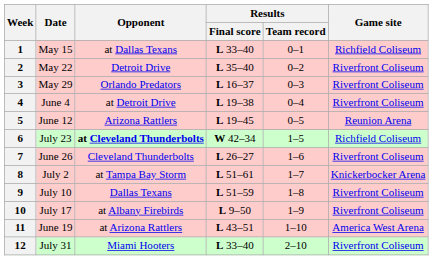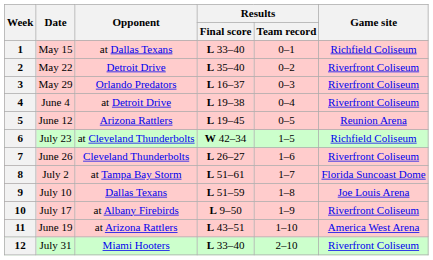(141, 138) bold -> (136, 138) normal
(378, 174) Knickerbocker Arena -> (374, 174) Florida Suncoast Dome
(378, 192) Riverfront Coliseum -> (374, 192) Joe Louis Arena
